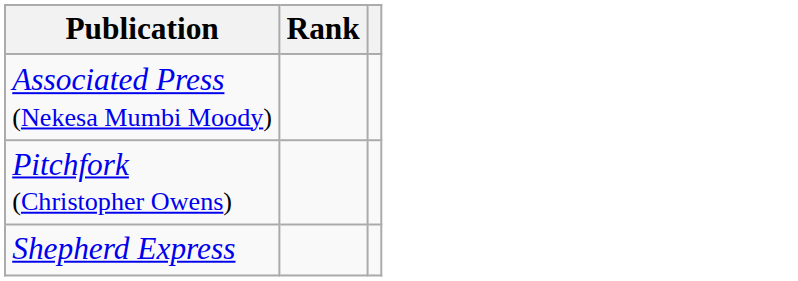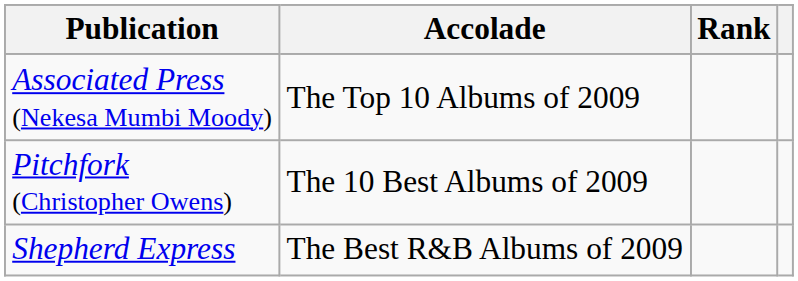+ column: (485, 29)
